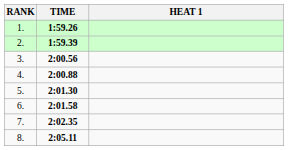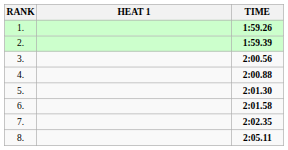columns swapped: (186, 12) <-> (63, 12)
